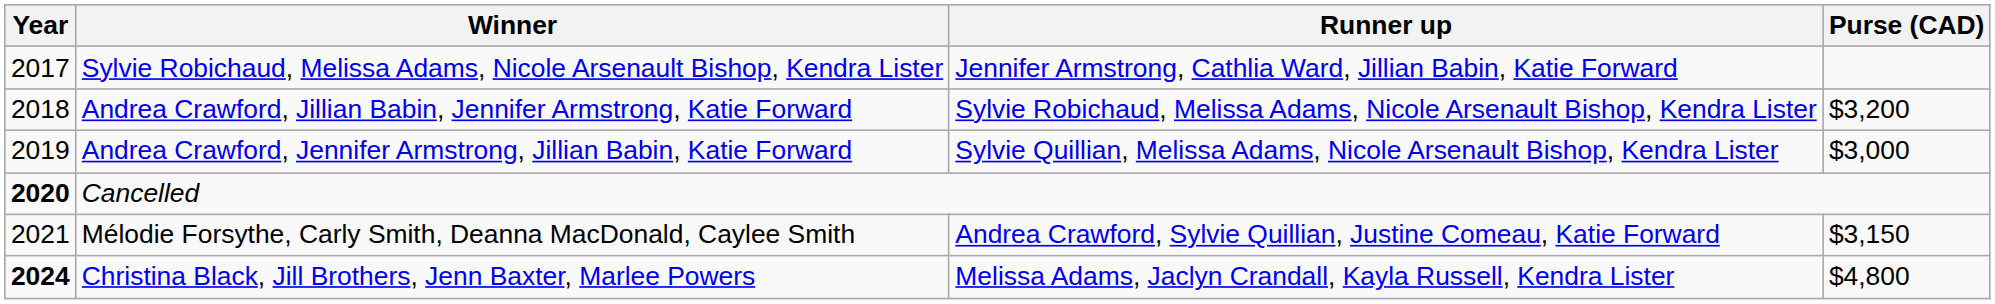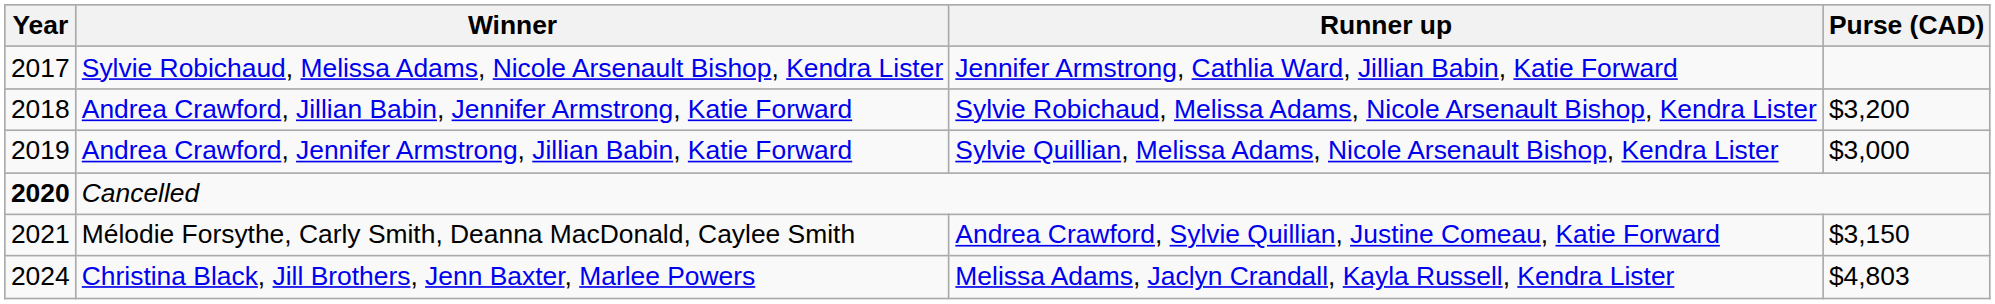(40, 276) bold -> (40, 276) normal
(1869, 276) $4,800 -> (1869, 276) $4,803
